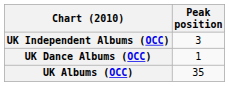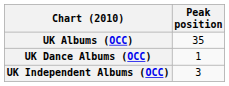rows swapped: (88, 73) <-> (88, 40)
